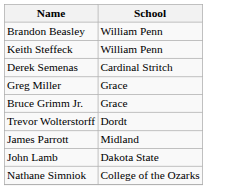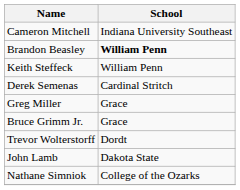+ row: (48, 31)
(132, 31) normal -> (134, 49) bold
- row: (38, 139)
